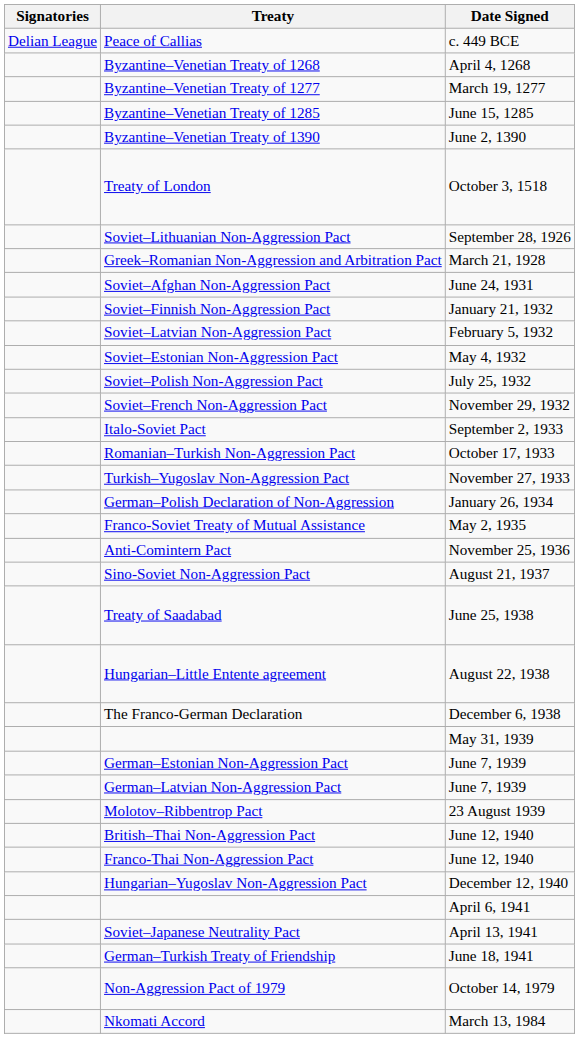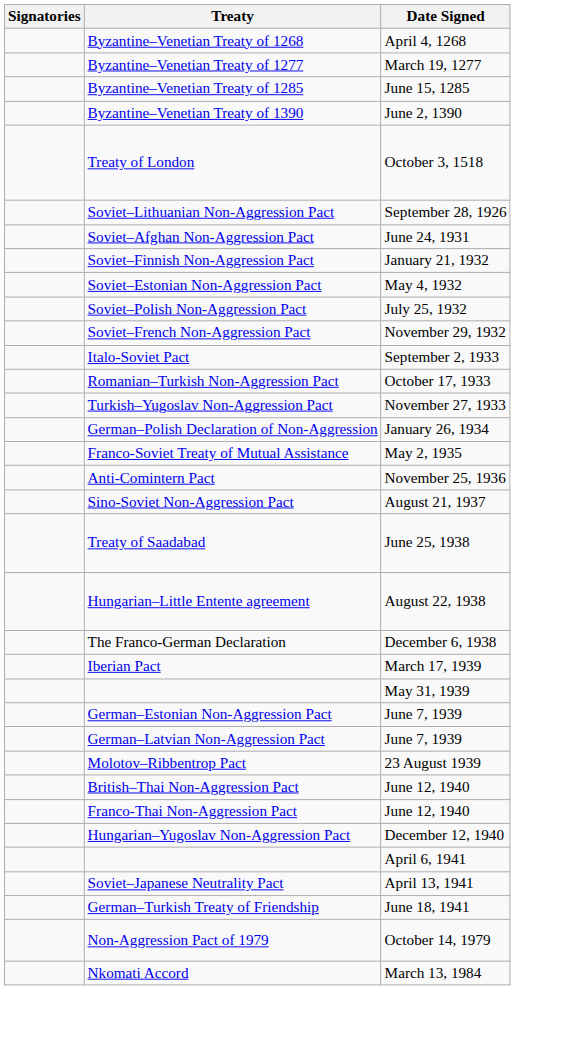- row: (153, 40)
- row: (273, 260)
- row: (218, 333)
+ row: (124, 666)
